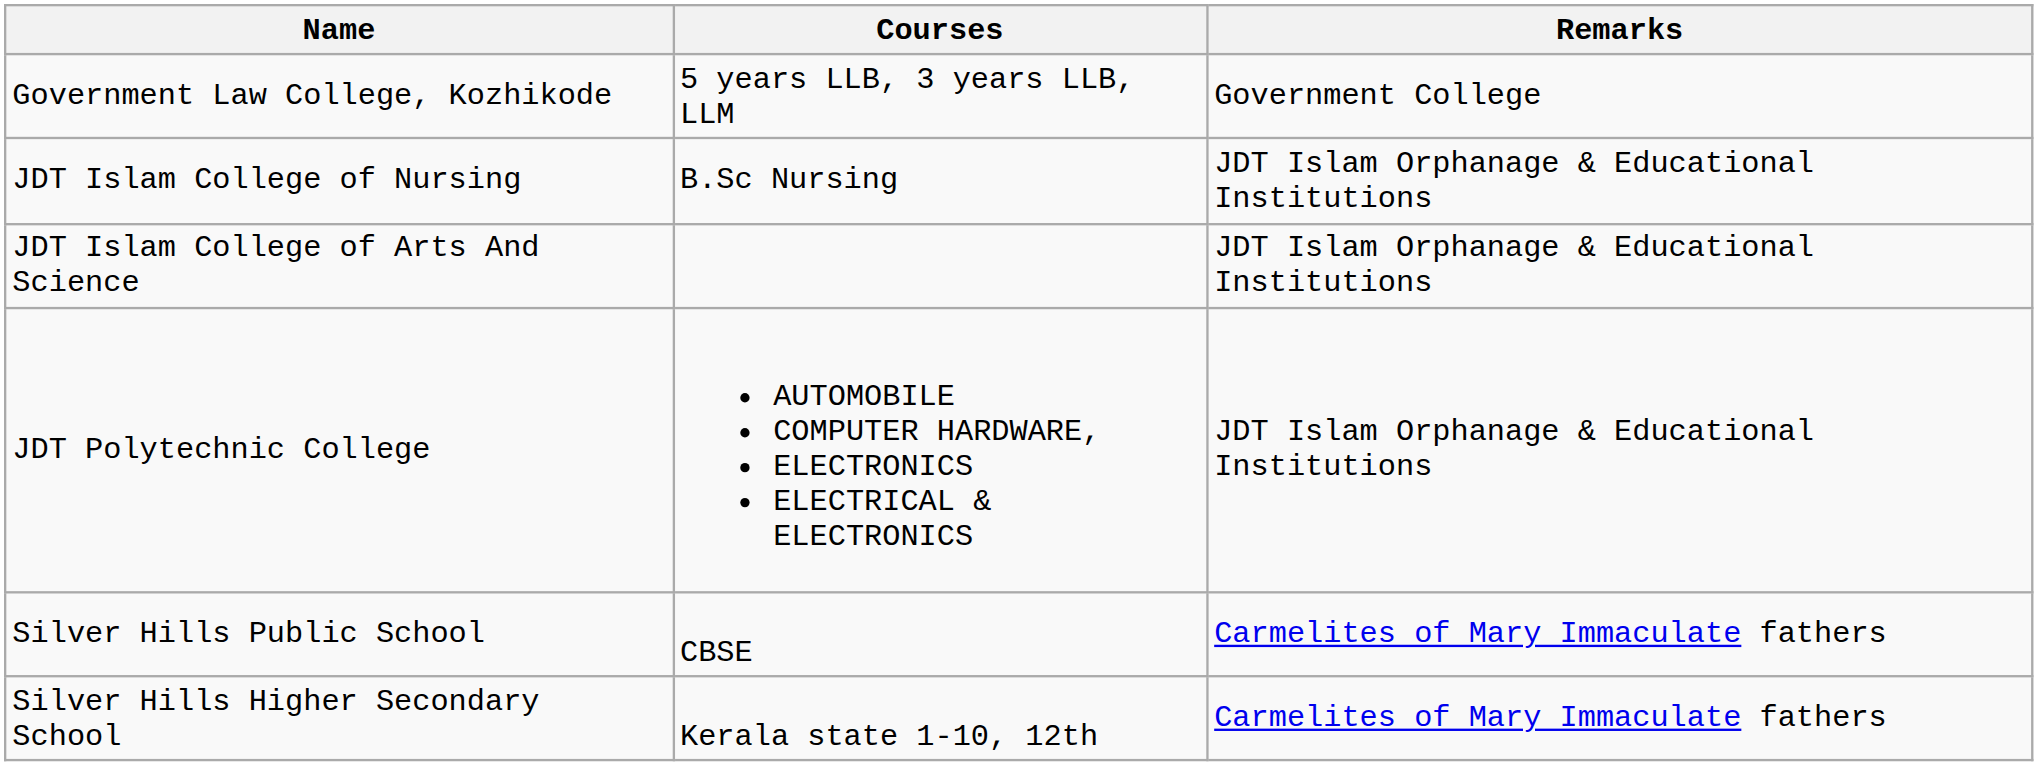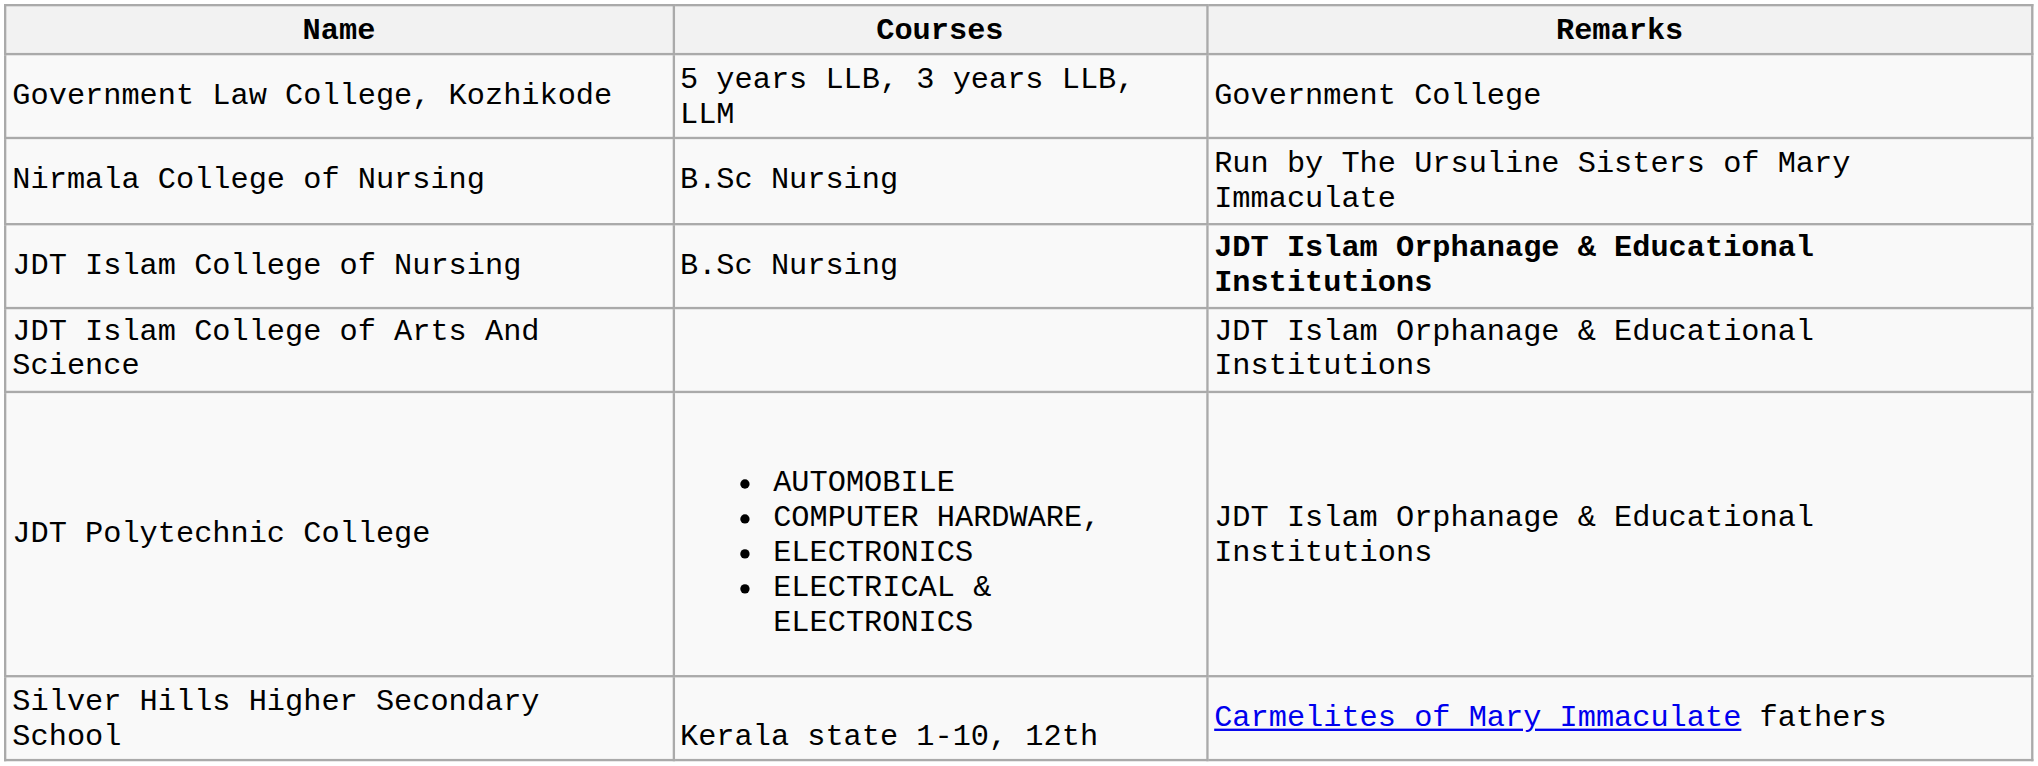+ row: (249, 181)
(1514, 181) normal -> (1514, 265) bold
- row: (249, 634)
